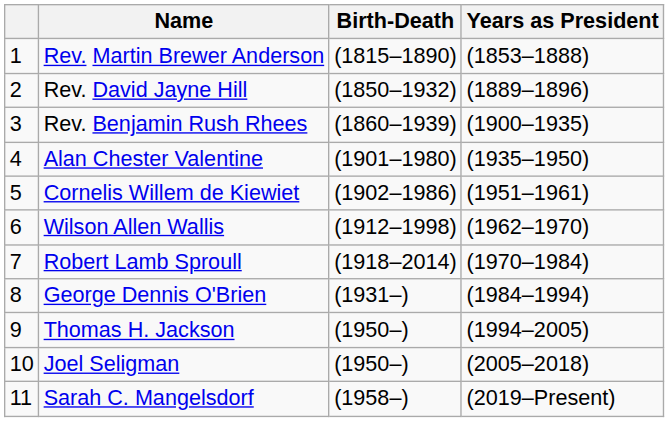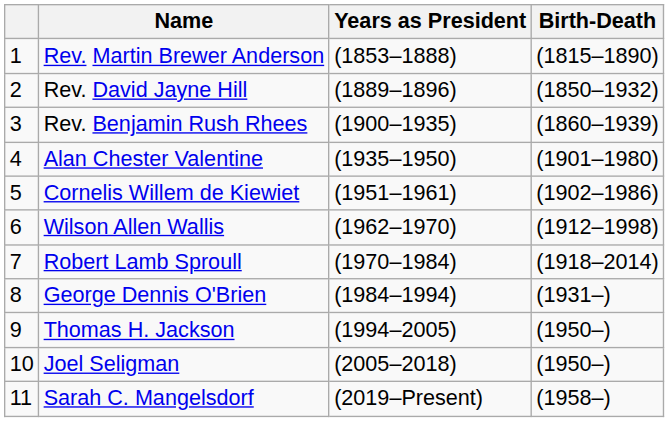columns swapped: (395, 21) <-> (563, 21)
